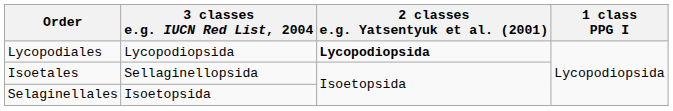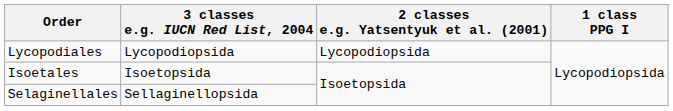(375, 52) bold -> (375, 52) normal
(191, 73) Sellaginellopsida -> (168, 73) Isoetopsida
(168, 95) Isoetopsida -> (191, 95) Sellaginellopsida
